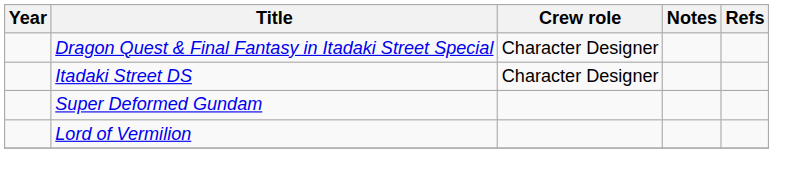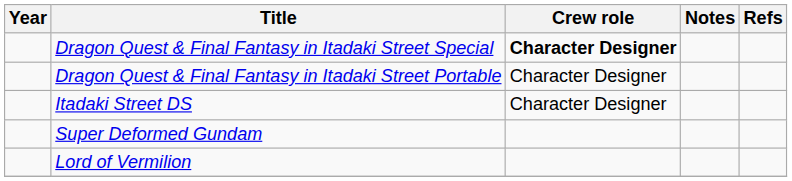(580, 47) normal -> (593, 47) bold
+ row: (278, 76)
